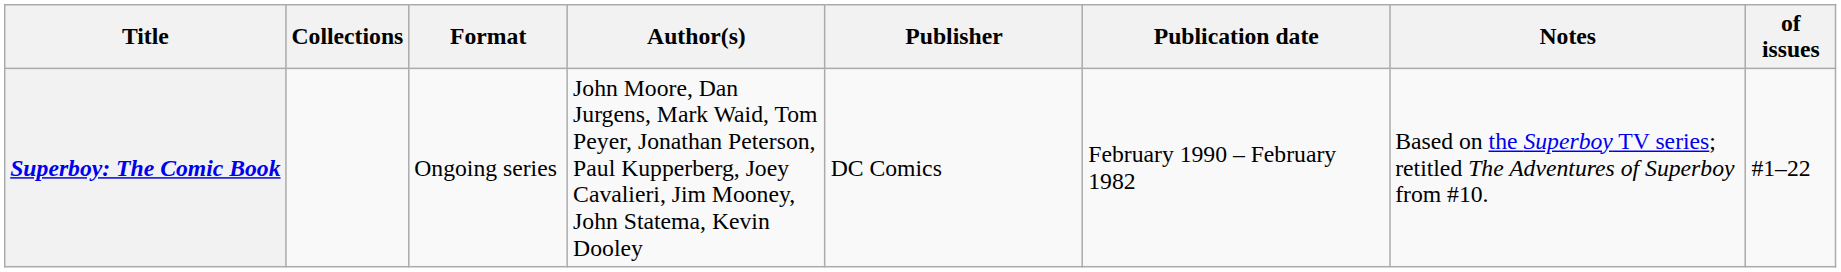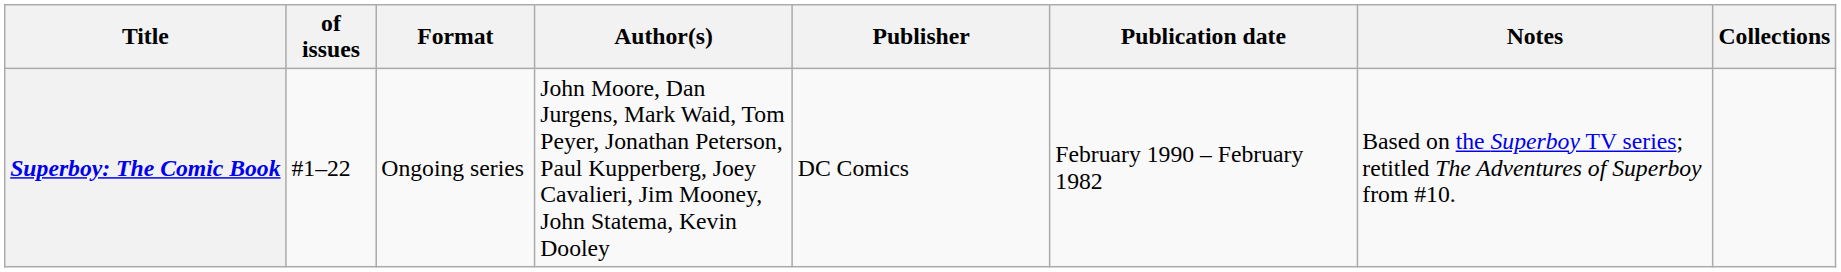columns swapped: (1791, 36) <-> (347, 36)
